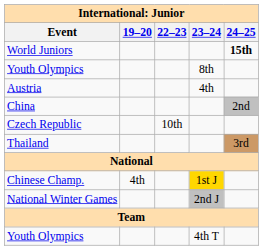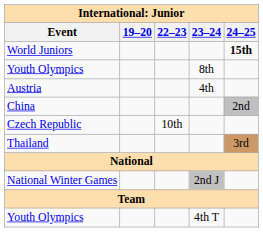- row: (46, 180)
